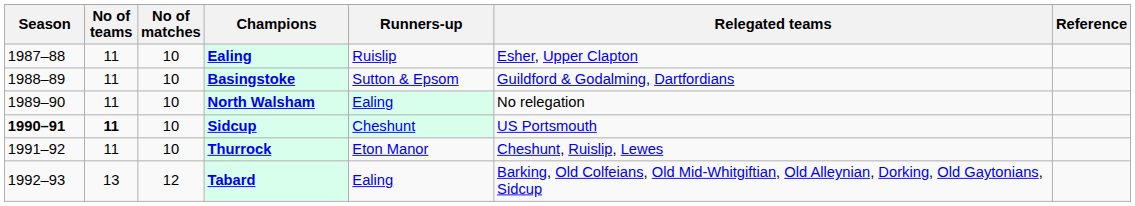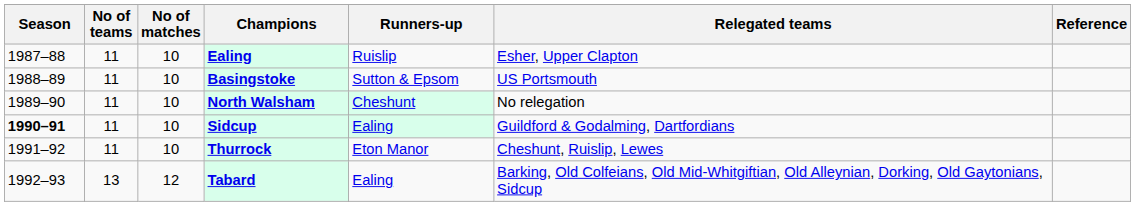(616, 79) Guildford & Godalming, Dartfordians -> (547, 79) US Portsmouth
(373, 102) Ealing -> (384, 102) Cheshunt
(111, 126) bold -> (111, 126) normal
(384, 126) Cheshunt -> (373, 126) Ealing
(547, 126) US Portsmouth -> (616, 126) Guildford & Godalming, Dartfordians
